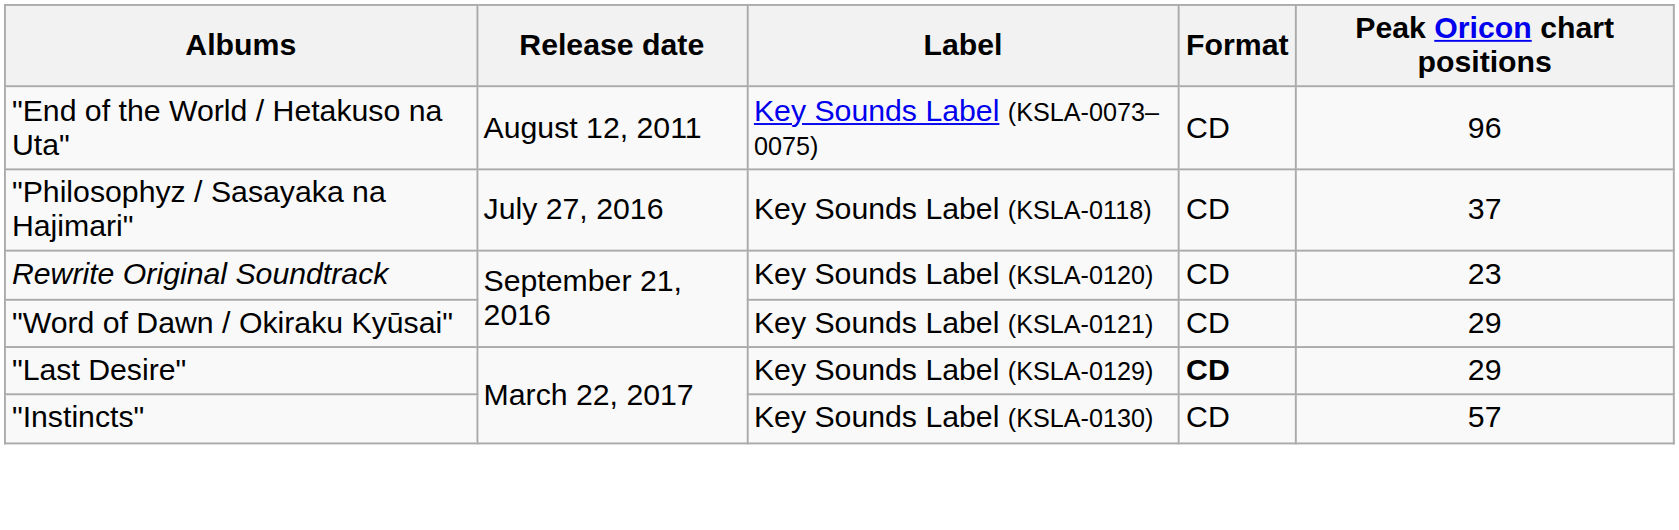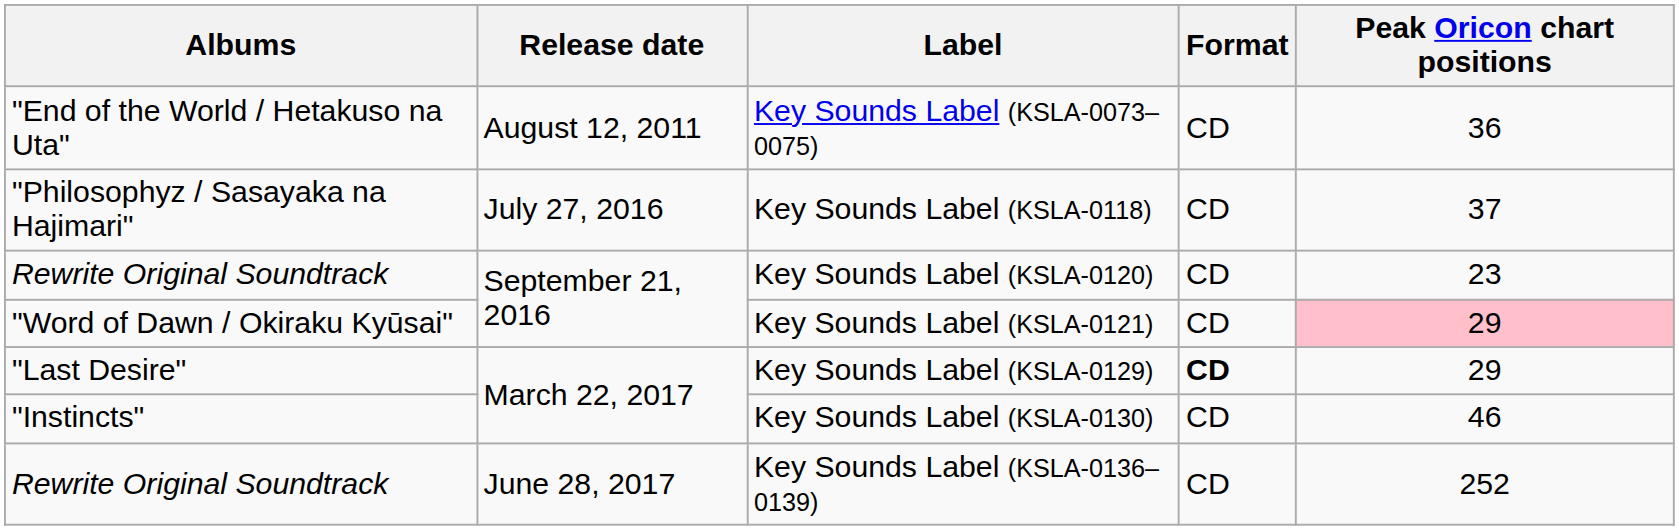(1485, 127) 96 -> (1485, 127) 36
(1485, 322) no background -> (1485, 322) pink background
(1485, 418) 57 -> (1485, 418) 46
+ row: (956, 483)
